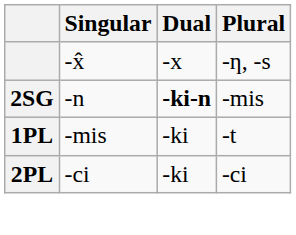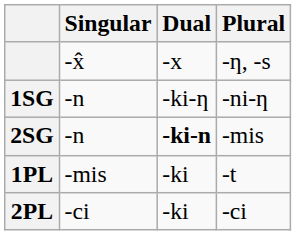+ row: (32, 98)
